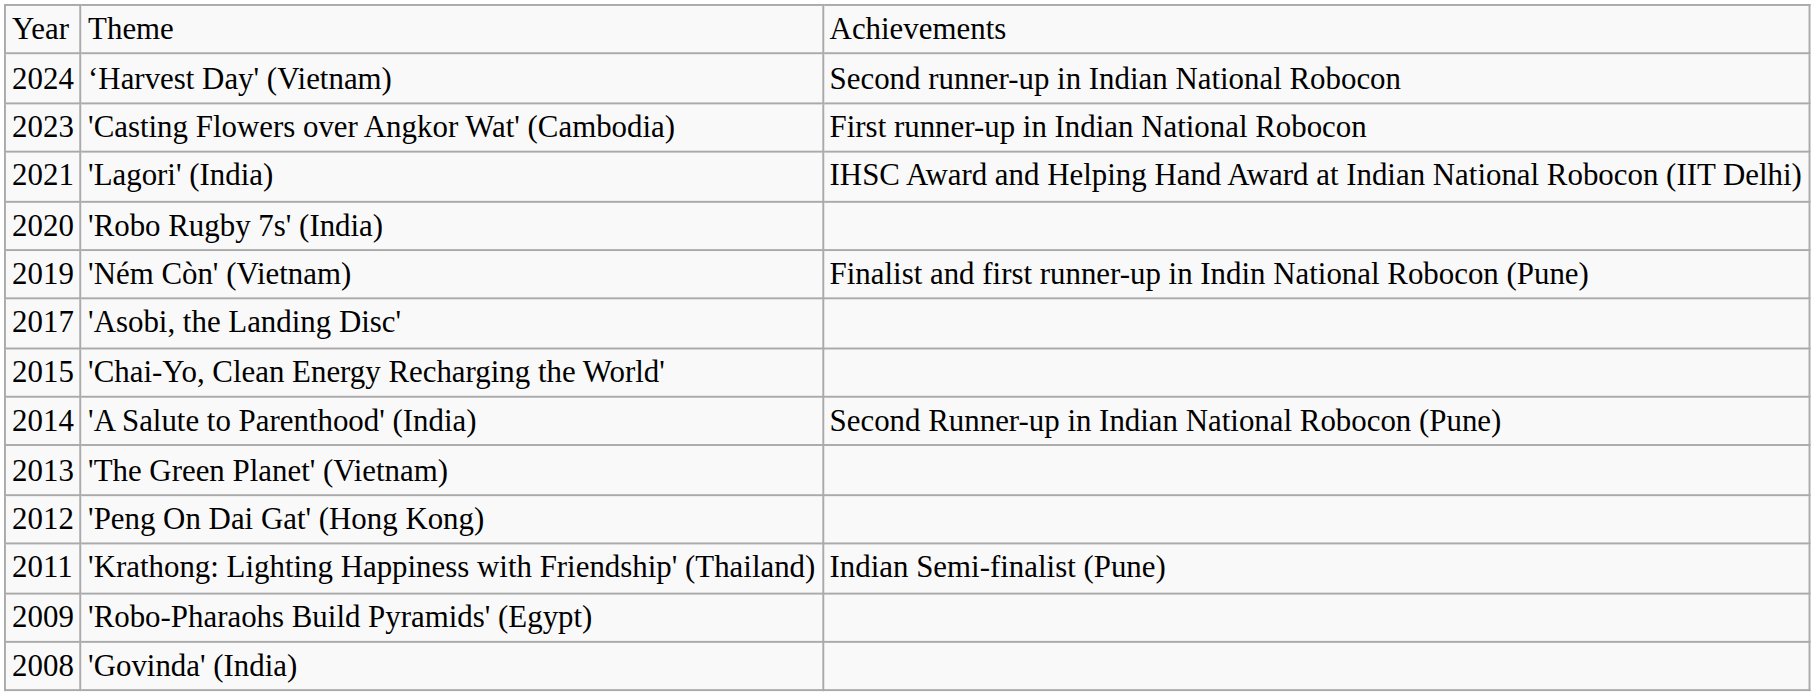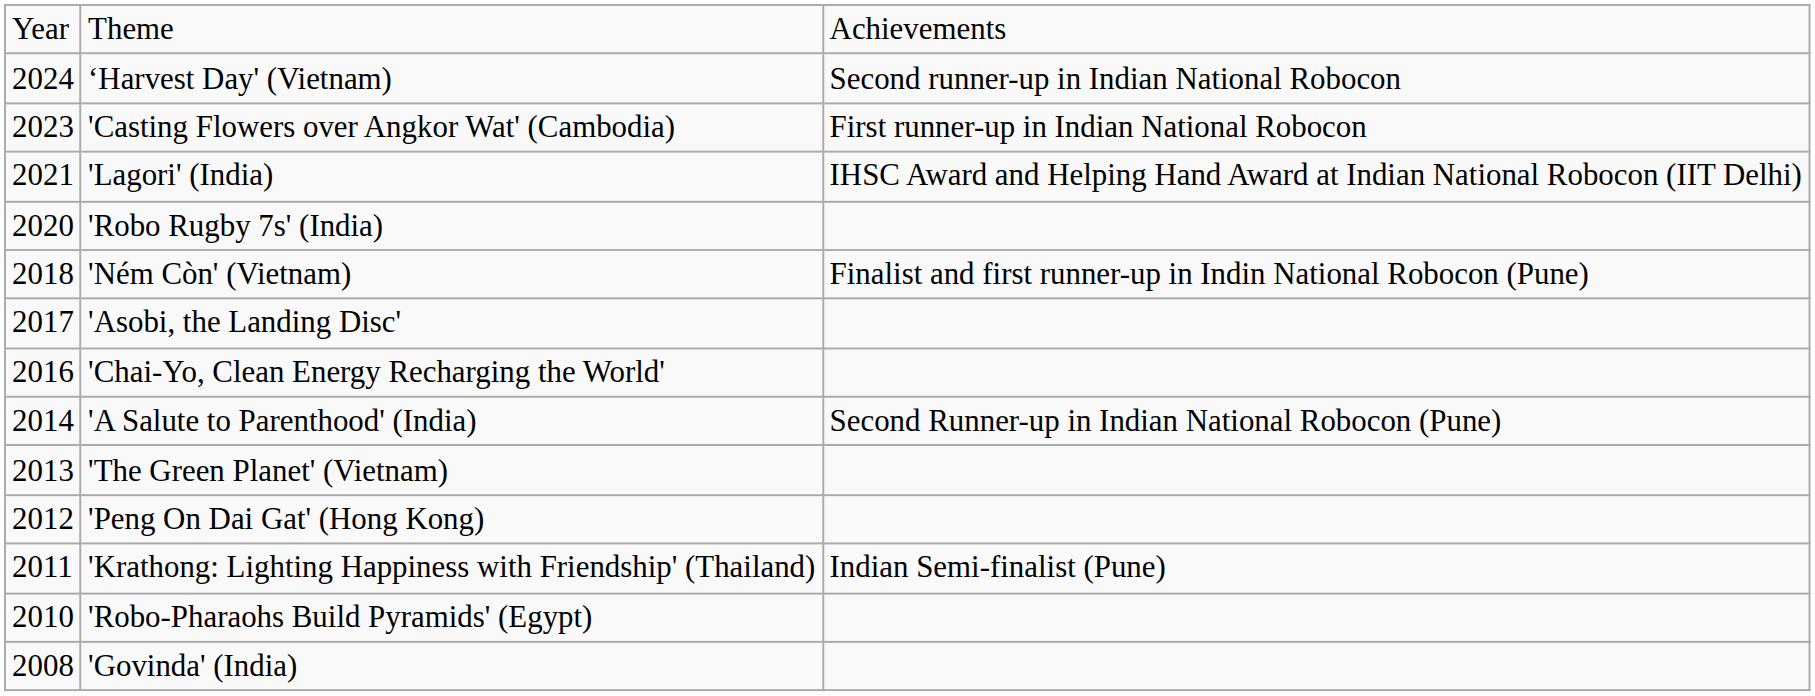(43, 273) 2019 -> (43, 273) 2018
(43, 371) 2015 -> (43, 371) 2016
(43, 616) 2009 -> (43, 616) 2010
